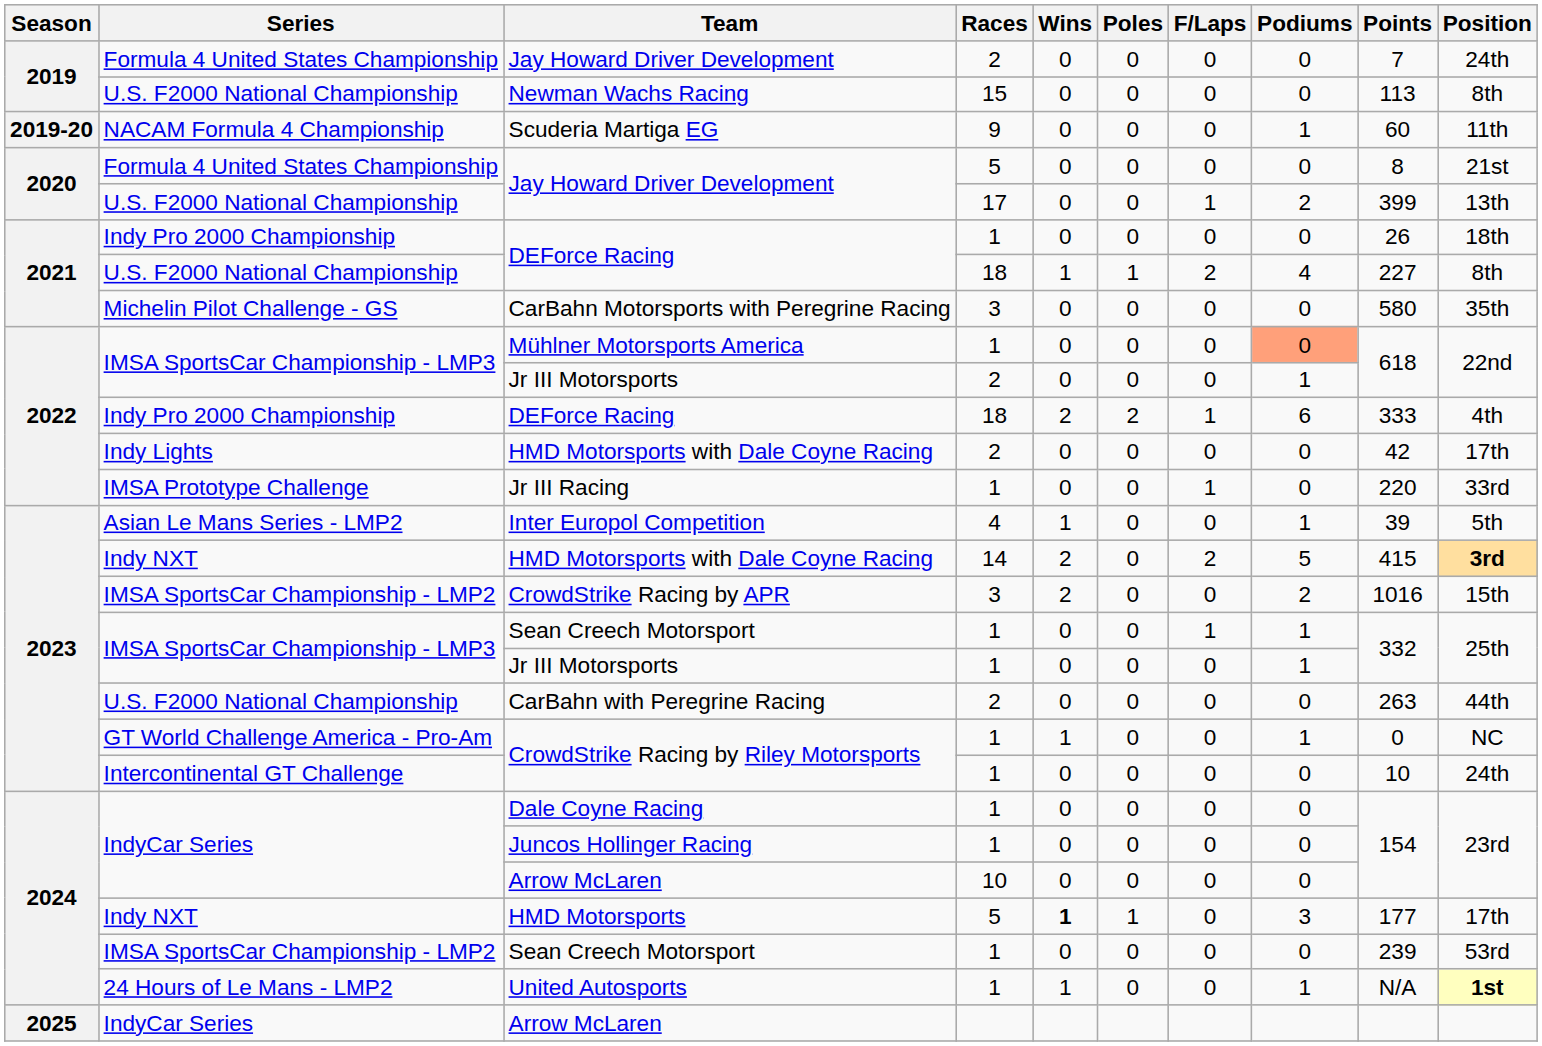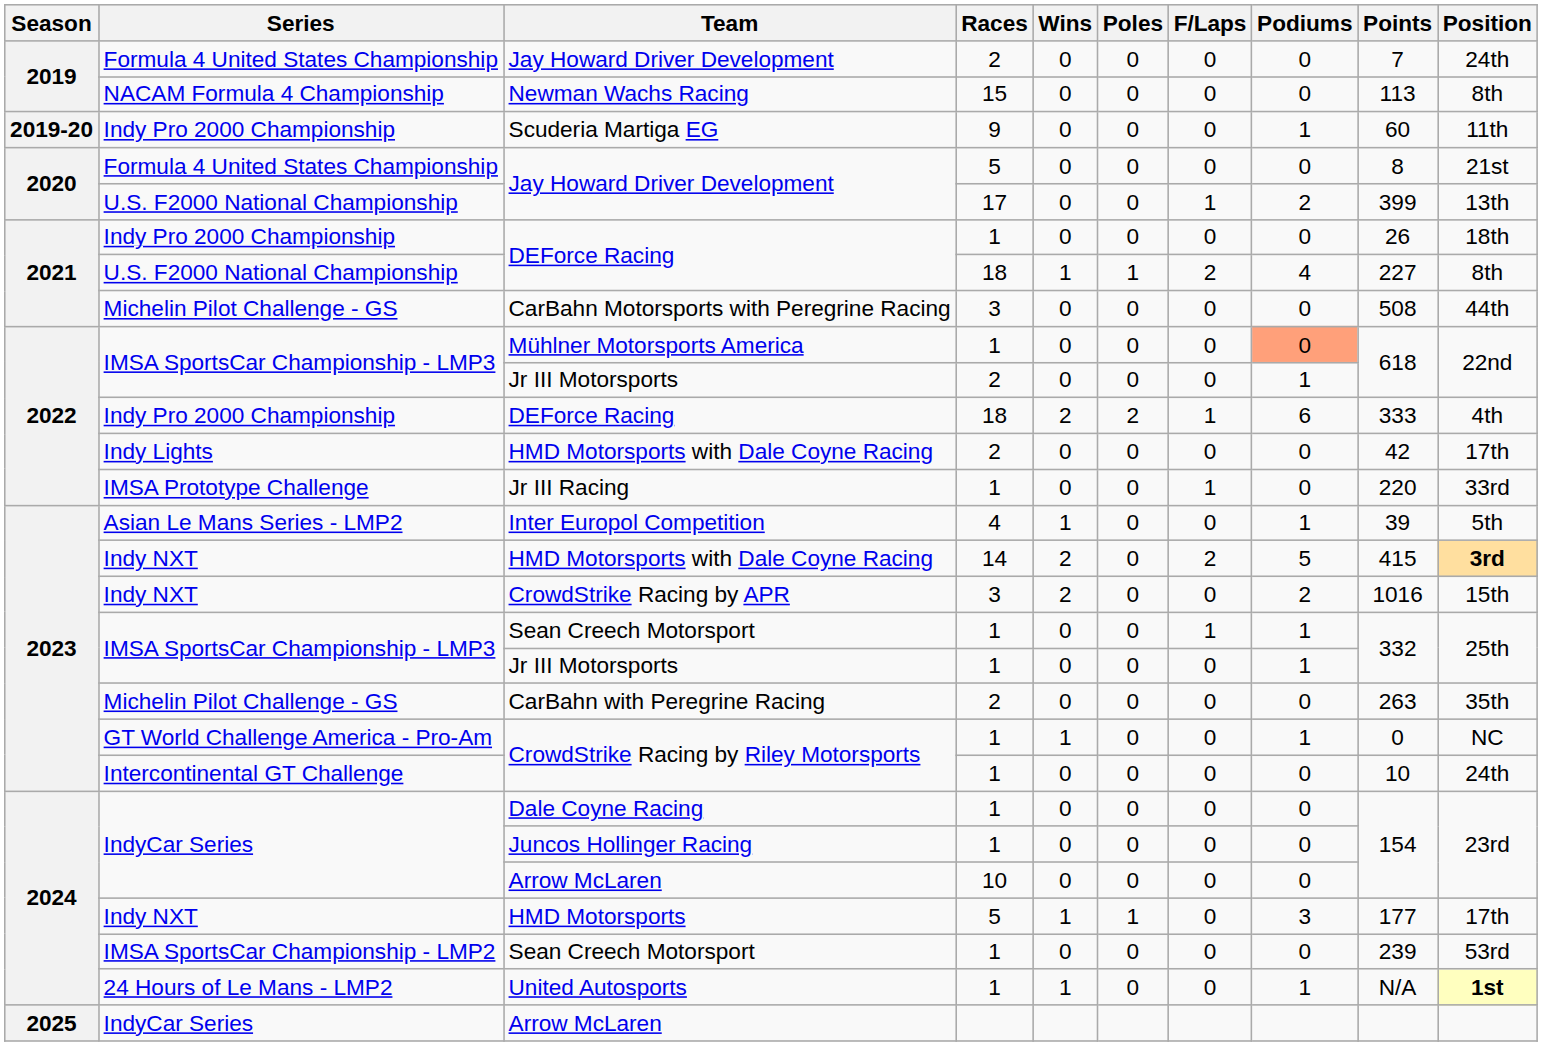(281, 94) U.S. F2000 National Championship -> (274, 94) NACAM Formula 4 Championship
(274, 130) NACAM Formula 4 Championship -> (249, 130) Indy Pro 2000 Championship
(1398, 309) 580 -> (1398, 309) 508
(1487, 309) 35th -> (1487, 309) 44th
(300, 595) IMSA SportsCar Championship - LMP2 -> (151, 595) Indy NXT
(281, 702) U.S. F2000 National Championship -> (251, 702) Michelin Pilot Challenge - GS
(1487, 702) 44th -> (1487, 702) 35th
(1065, 916) bold -> (1065, 916) normal
